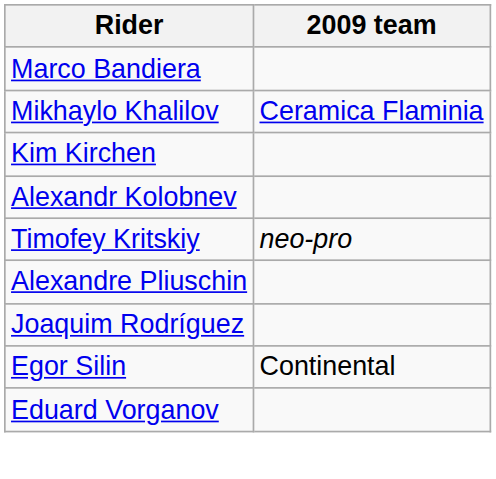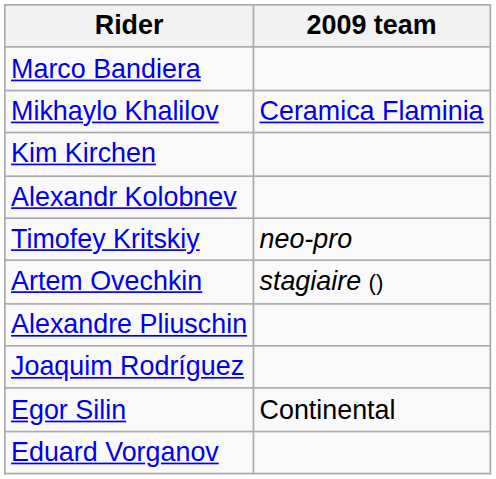+ row: (107, 281)
